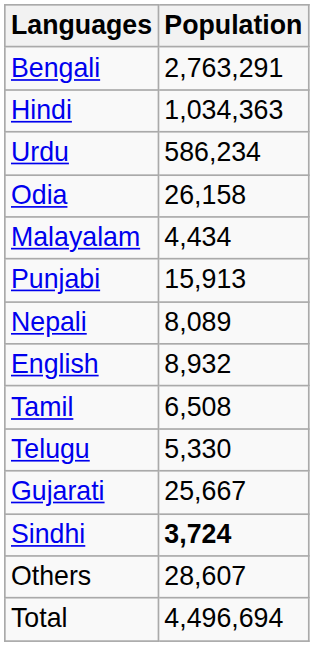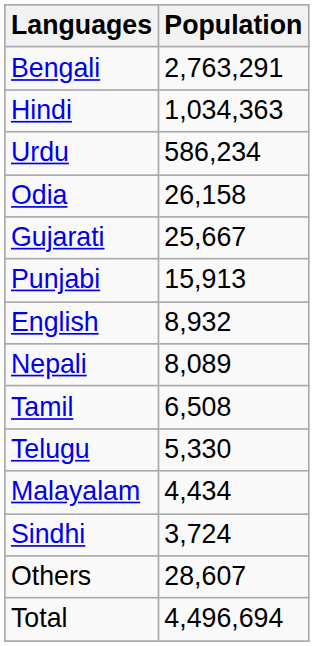rows swapped: (58, 491) <-> (76, 237)
rows swapped: (55, 364) <-> (49, 322)
(198, 534) bold -> (198, 534) normal
